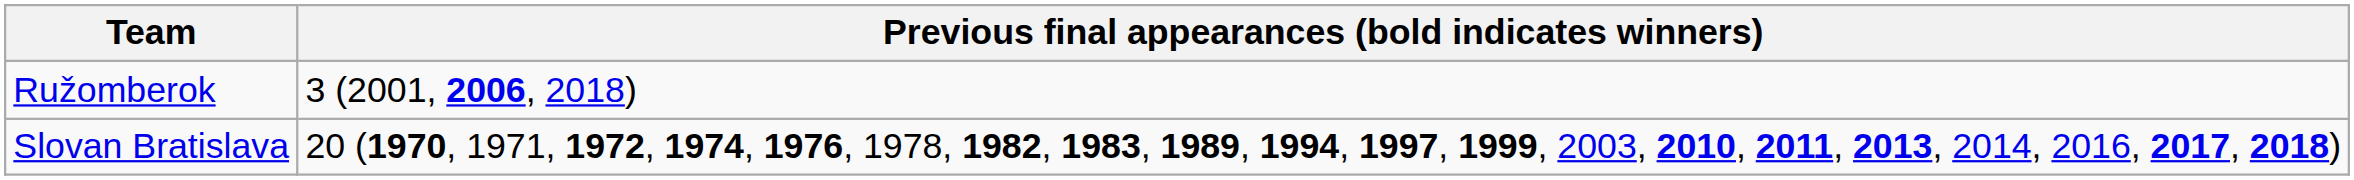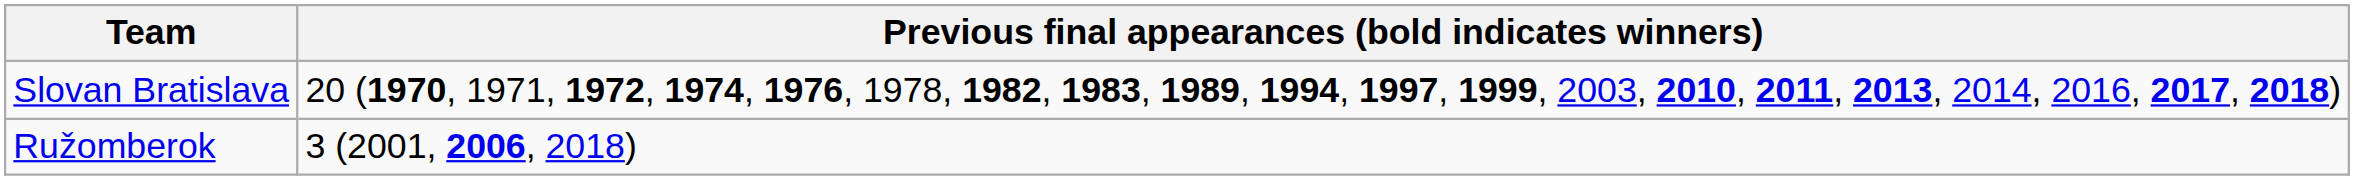rows swapped: (151, 145) <-> (114, 89)
